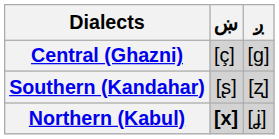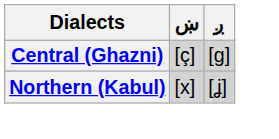- row: (107, 86)
(226, 118) bold -> (185, 86) normal
